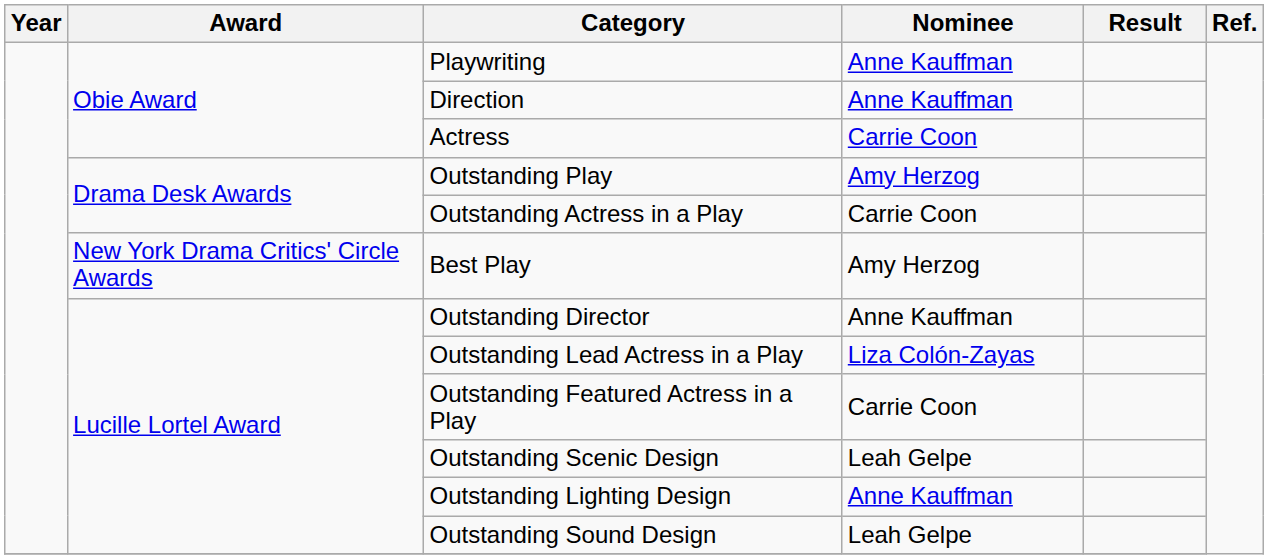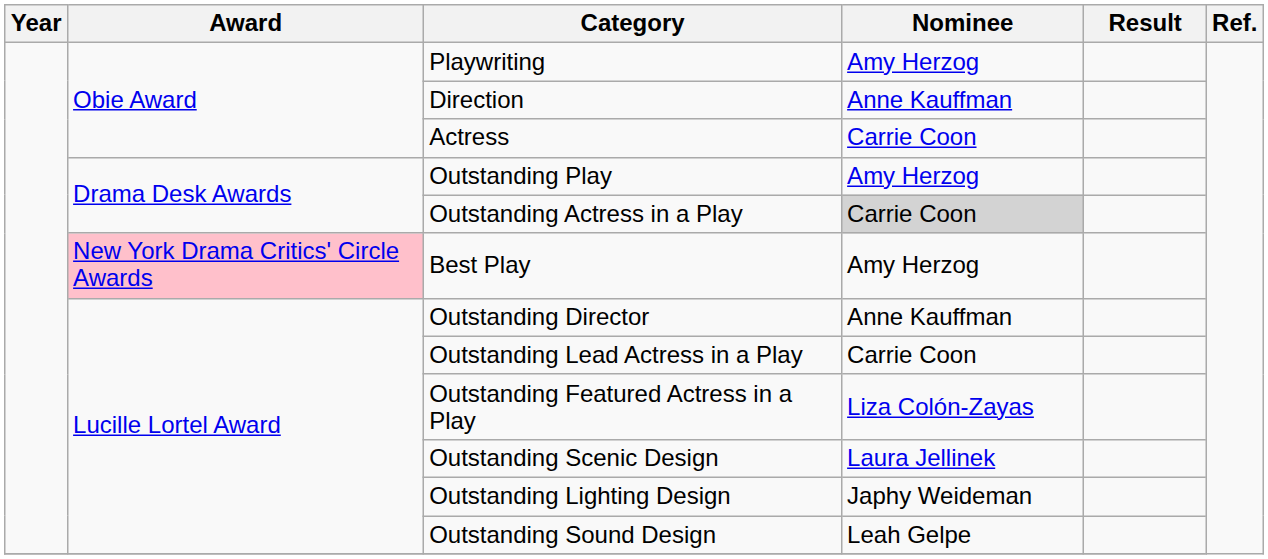(930, 61) Anne Kauffman -> (913, 61) Amy Herzog
(912, 213) no background -> (912, 213) lightgrey background
(236, 265) no background -> (236, 265) pink background
(941, 355) Liza Colón-Zayas -> (912, 355) Carrie Coon
(912, 406) Carrie Coon -> (940, 406) Liza Colón-Zayas
(910, 458) Leah Gelpe -> (921, 458) Laura Jellinek
(930, 496) Anne Kauffman -> (940, 496) Japhy Weideman
